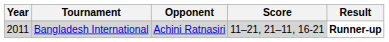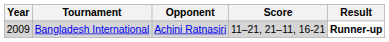(18, 29) 2011 -> (18, 29) 2009
